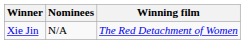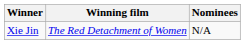columns swapped: (168, 13) <-> (71, 13)
